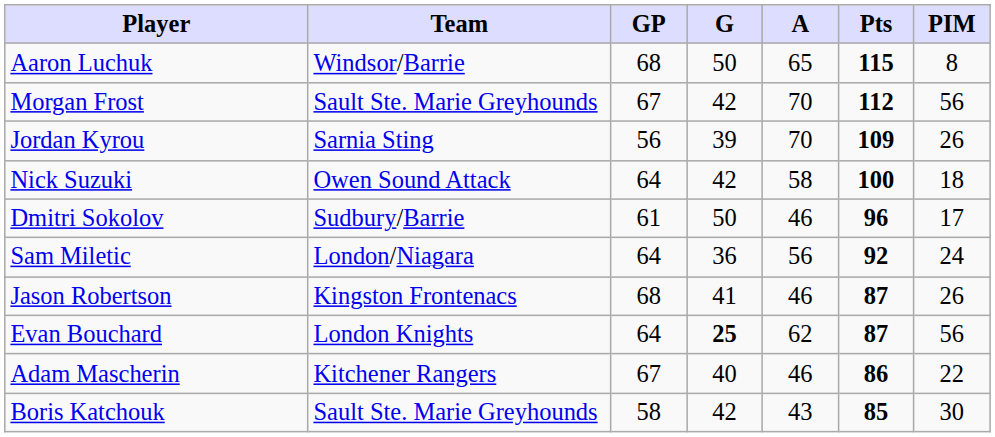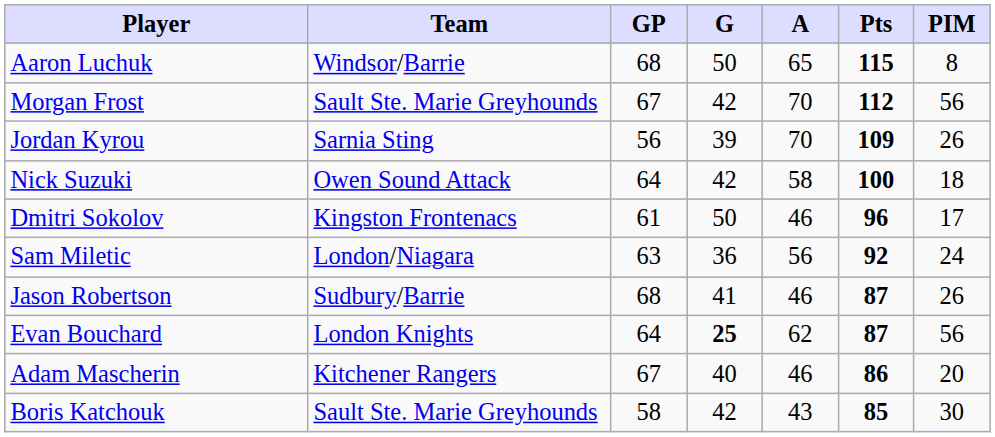(389, 218) Sudbury/Barrie -> (415, 218) Kingston Frontenacs
(649, 256) 64 -> (649, 256) 63
(415, 295) Kingston Frontenacs -> (389, 295) Sudbury/Barrie
(952, 373) 22 -> (952, 373) 20
